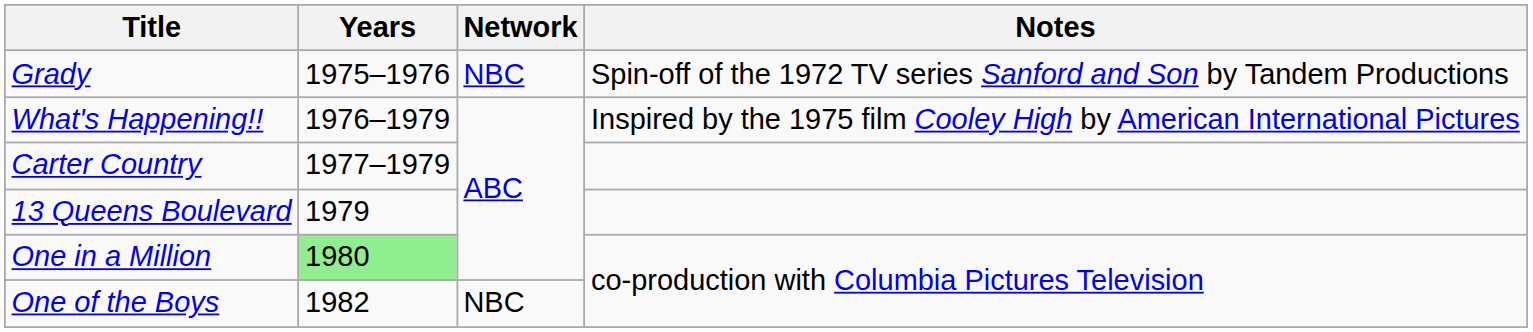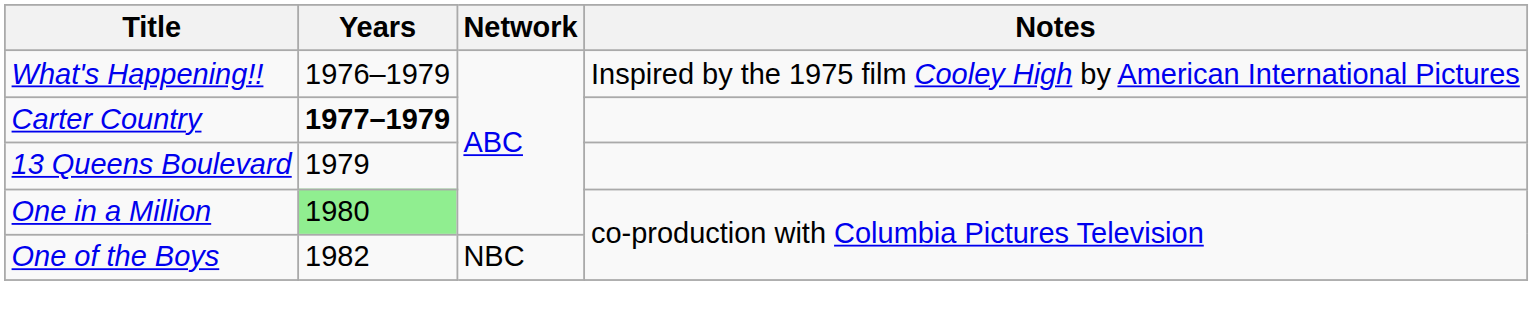- row: (51, 73)
(378, 165) normal -> (378, 119) bold
